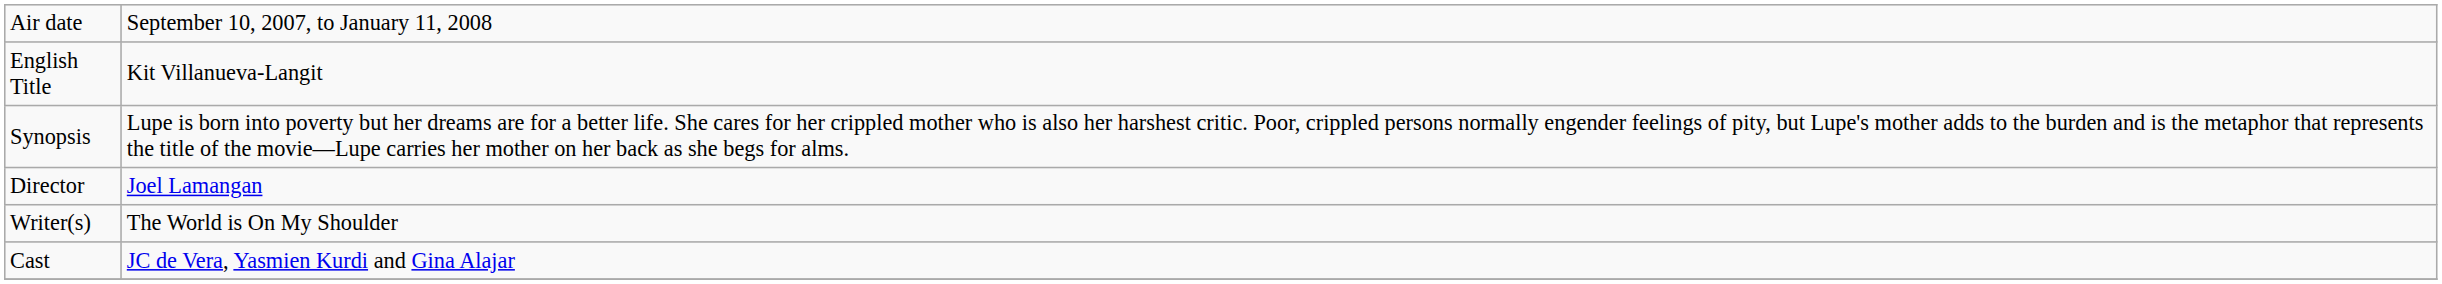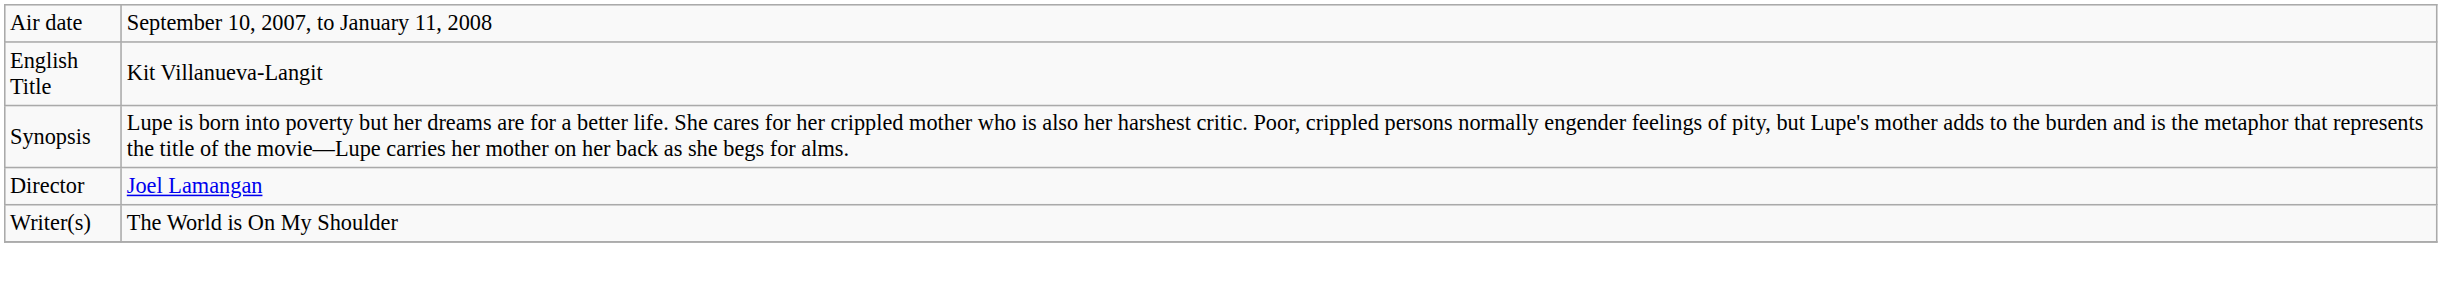- row: (30, 260)
